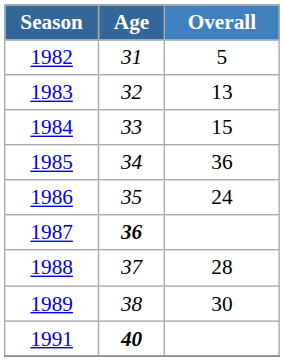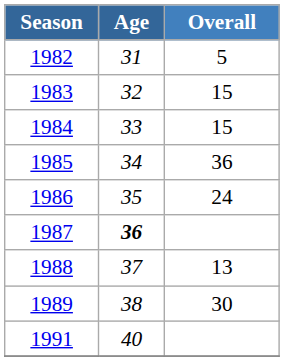(222, 92) 13 -> (222, 92) 15
(222, 267) 28 -> (222, 267) 13
(132, 338) bold -> (132, 338) normal
